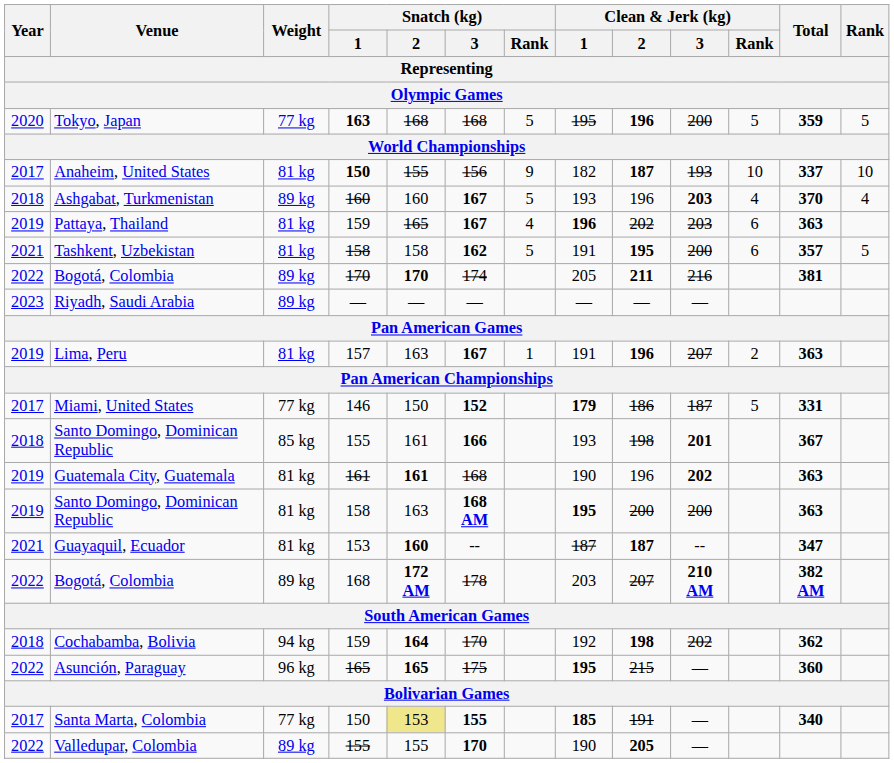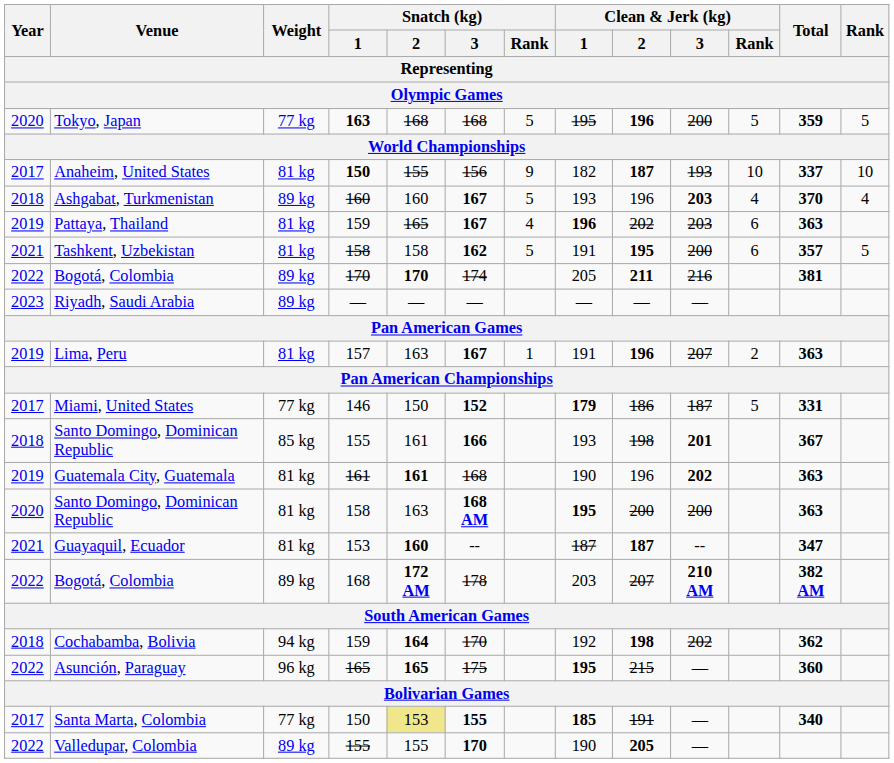(27, 510) 2019 -> (27, 510) 2020
